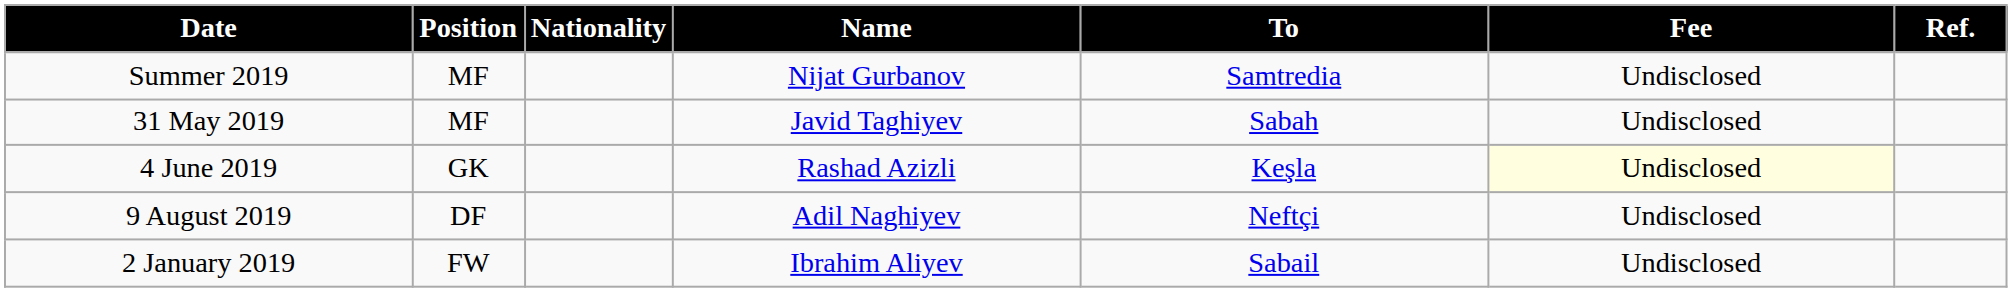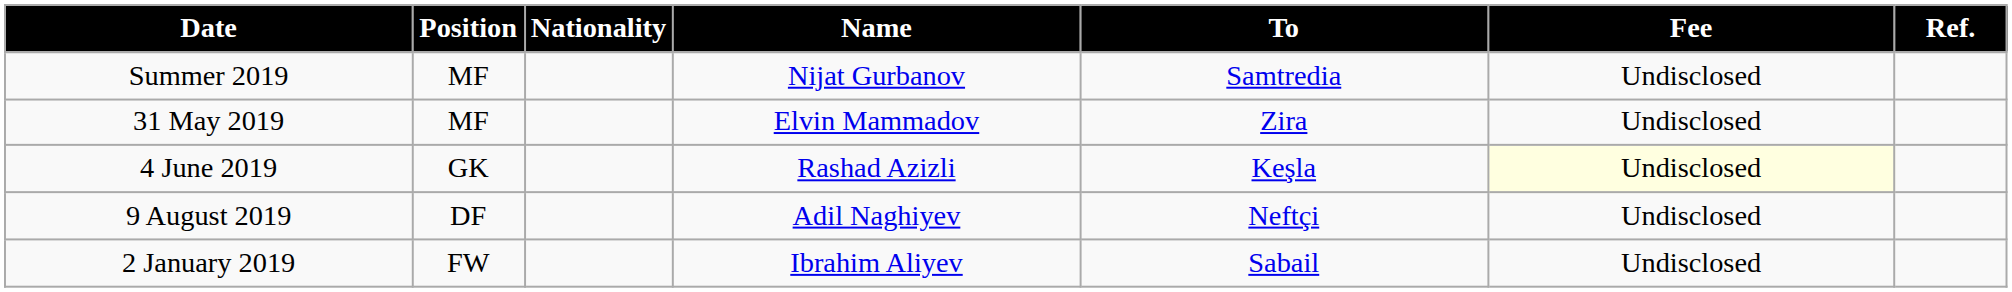+ row: (876, 121)
- row: (876, 121)
